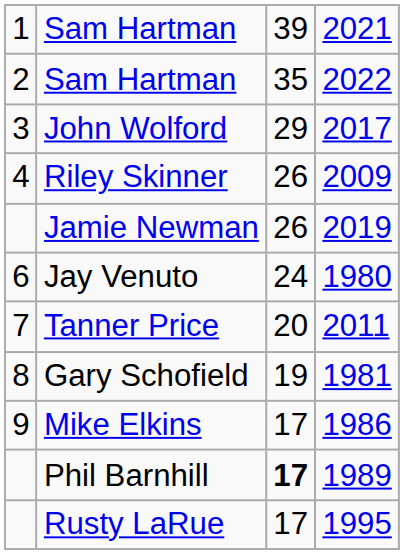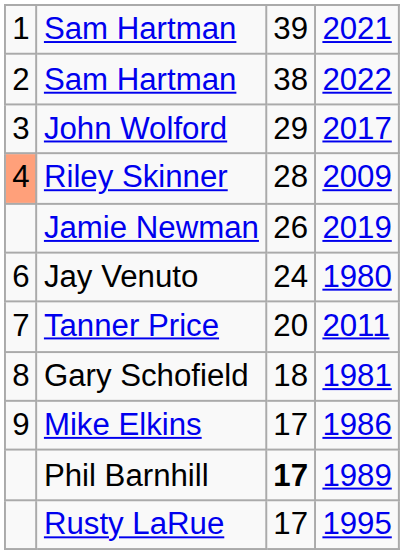(291, 78) 35 -> (291, 78) 38
(21, 177) no background -> (21, 177) lightsalmon background
(291, 177) 26 -> (291, 177) 28
(291, 375) 19 -> (291, 375) 18
